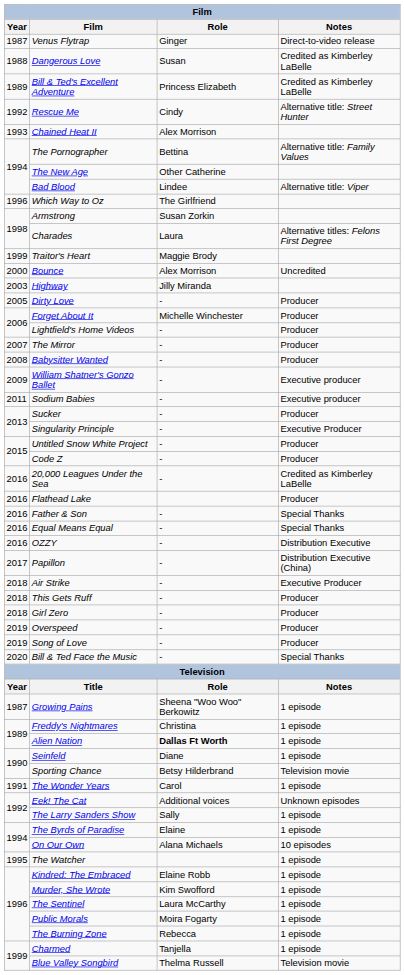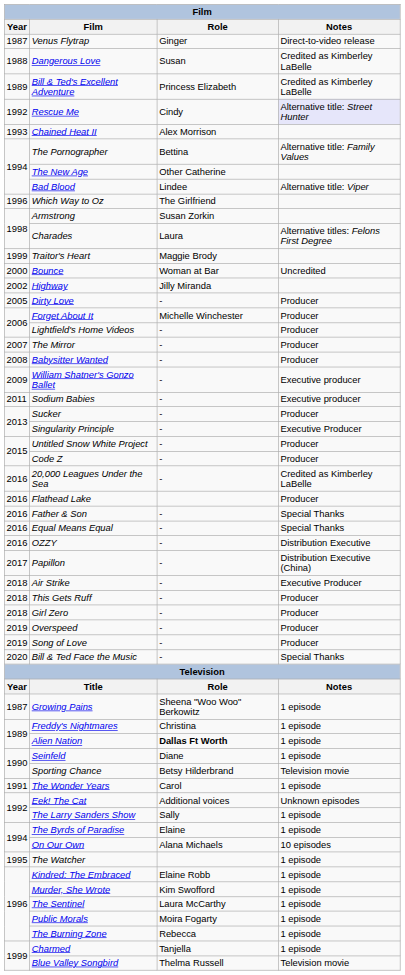(326, 112) no background -> (326, 112) lavender background
(188, 271) Alex Morrison -> (189, 271) Woman at Bar
(17, 286) 2003 -> (17, 286) 2002
